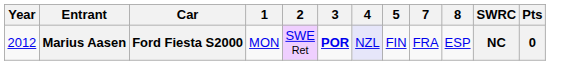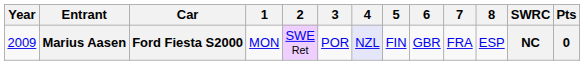+ column: (427, 15)
(22, 43) 2012 -> (22, 43) 2009
(335, 43) bold -> (335, 43) normal
